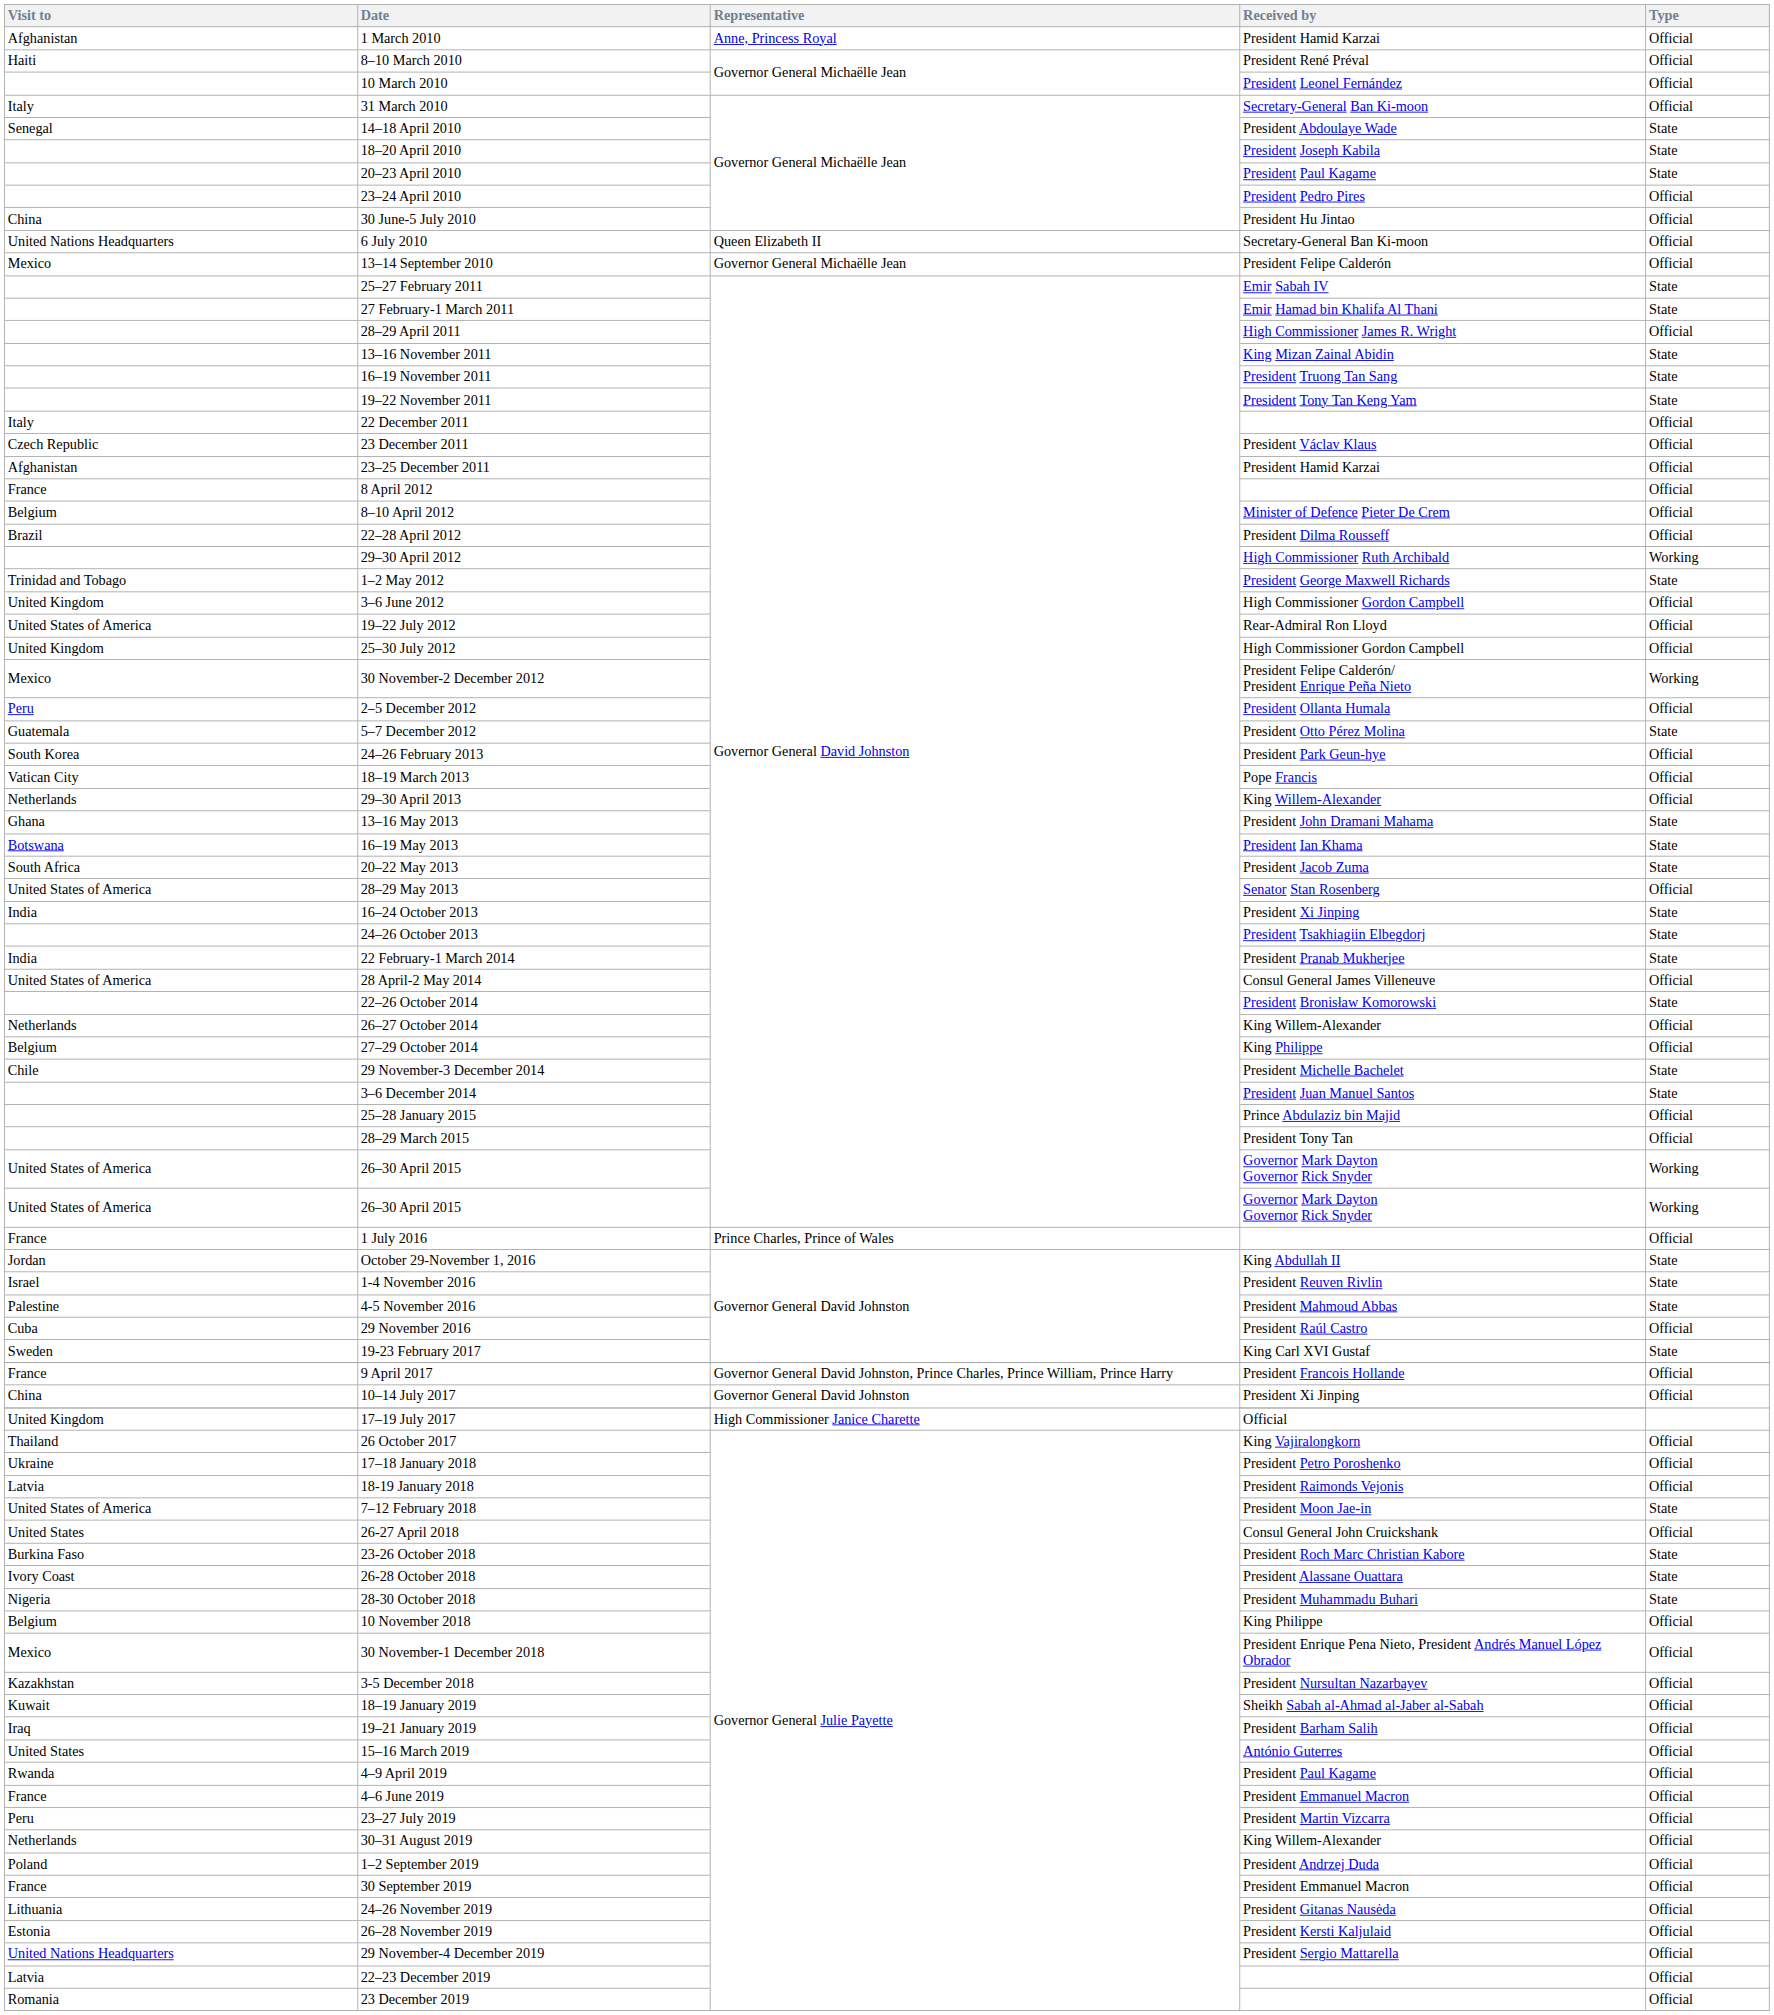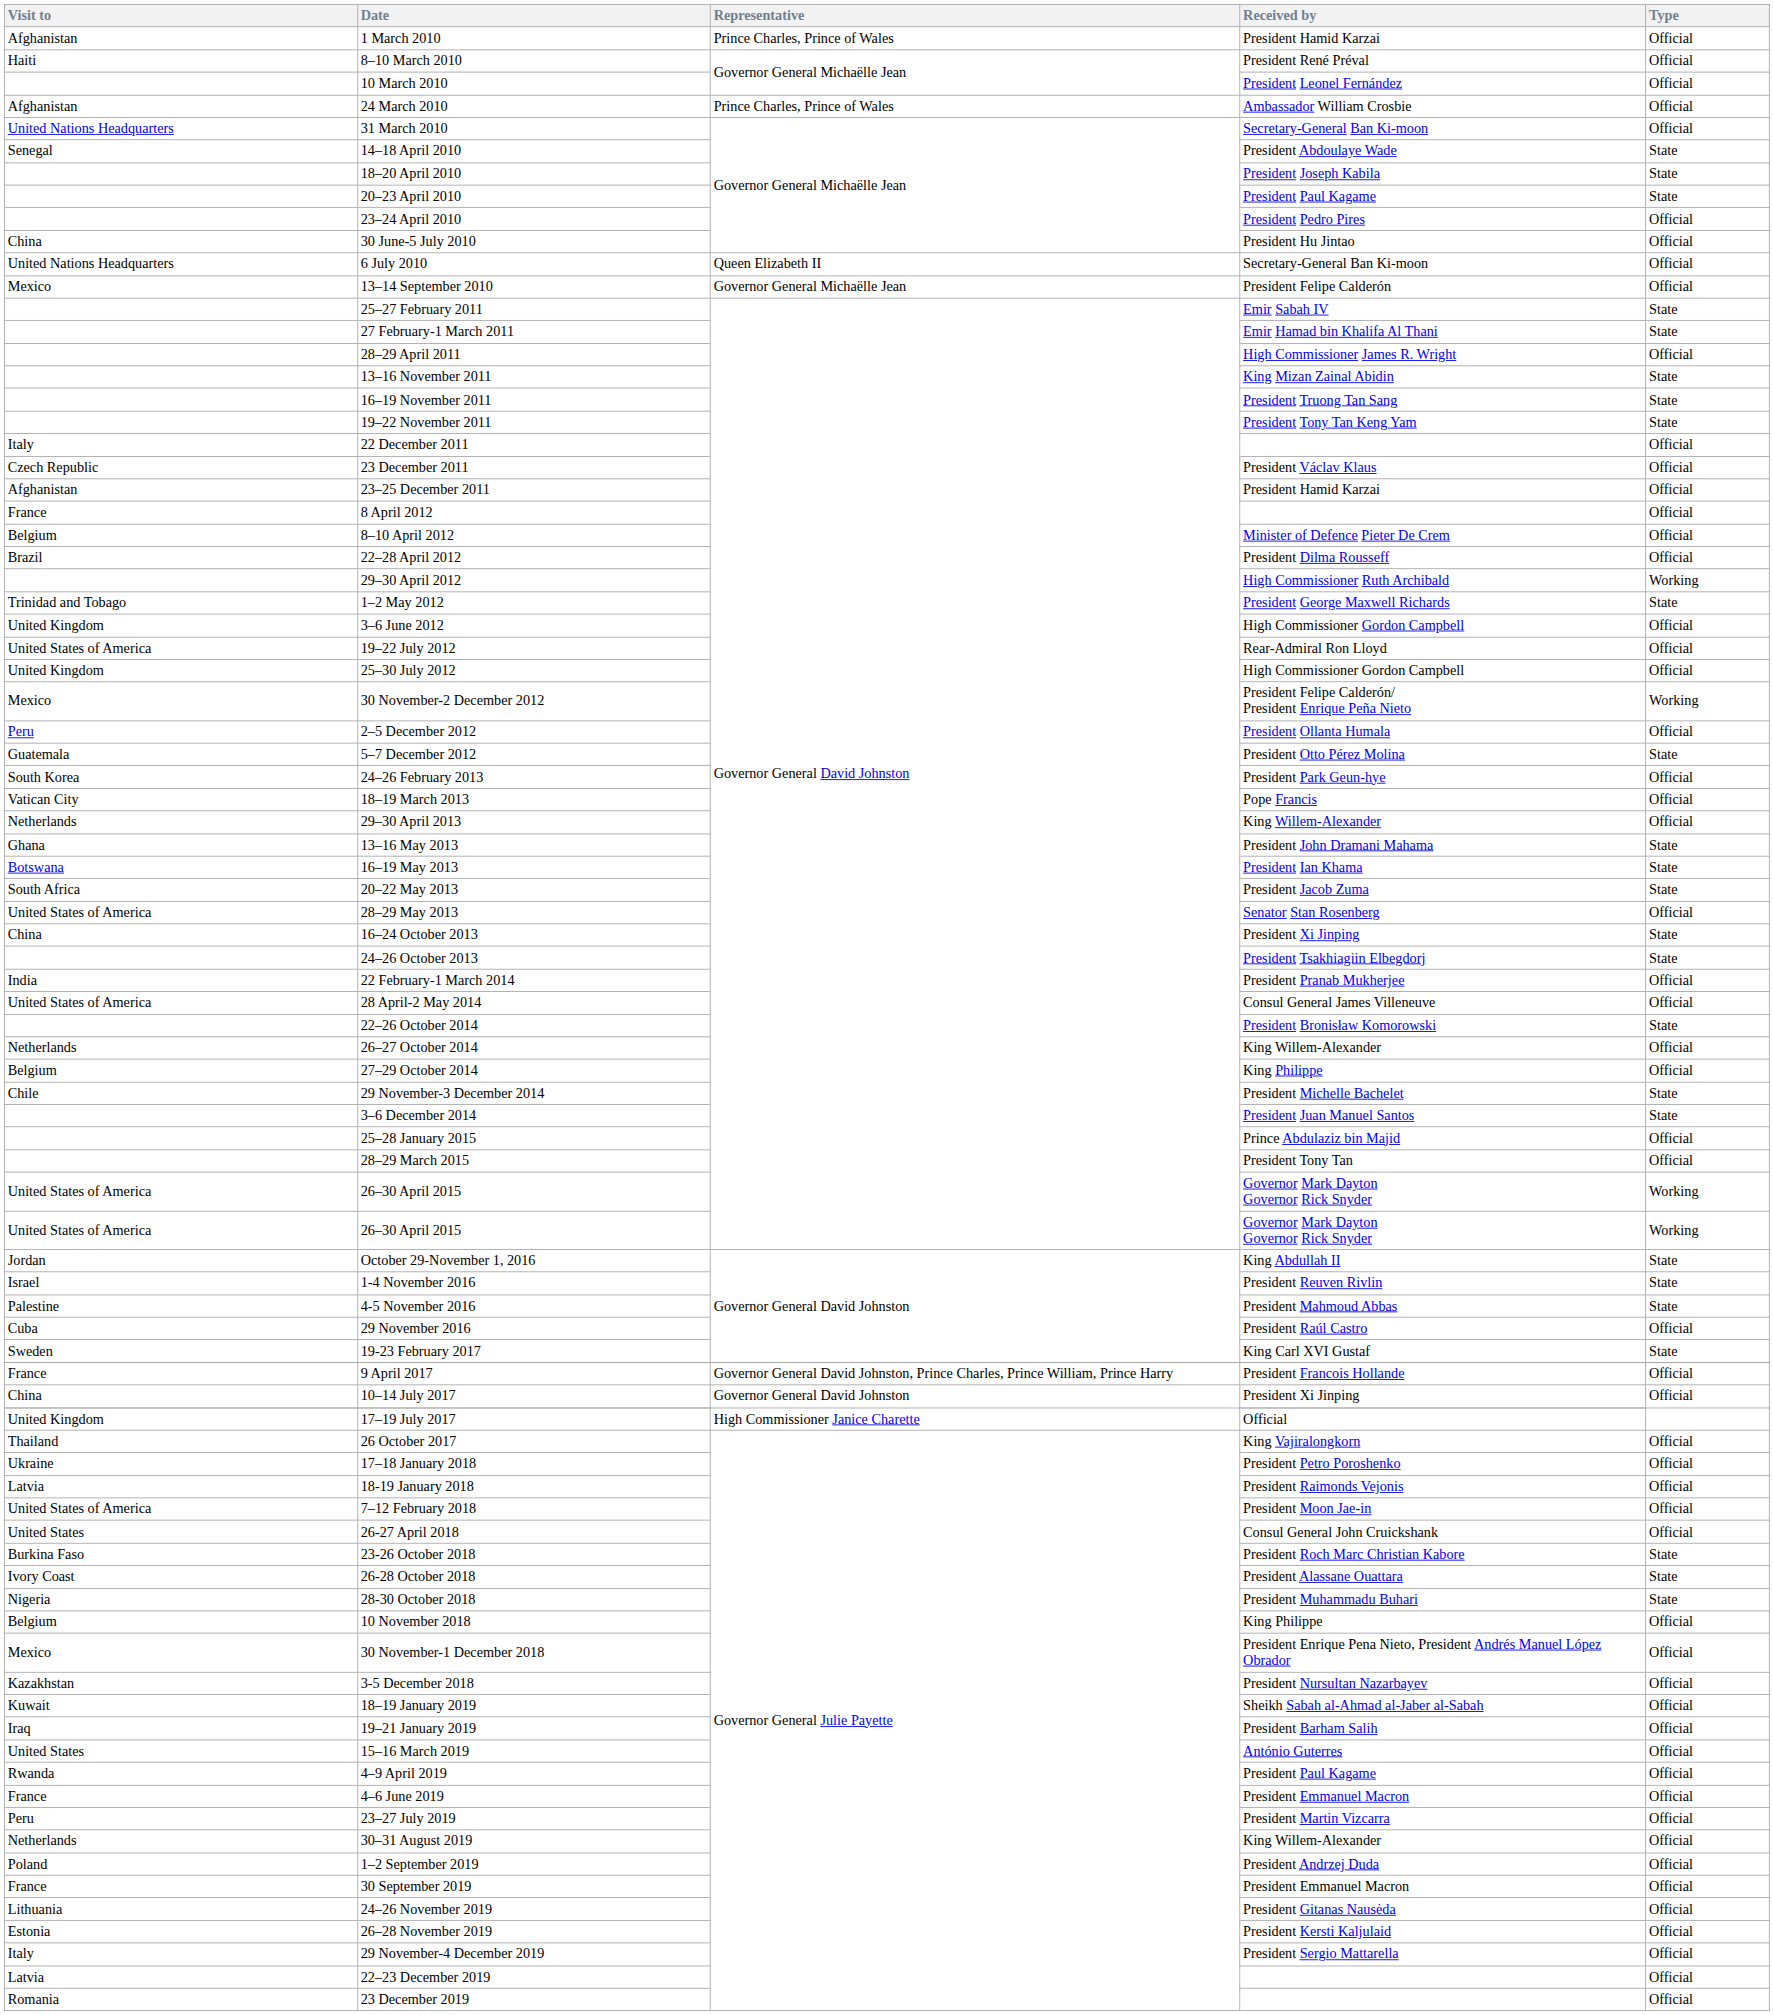(775, 38) Anne, Princess Royal -> (804, 38) Prince Charles, Prince of Wales
+ row: (404, 106)
(21, 106) Italy -> (91, 128) United Nations Headquarters
(22, 912) India -> (25, 935) China
(1663, 957) State -> (1671, 980) Official
- row: (394, 1238)
(1663, 1509) State -> (1671, 1509) Official
(91, 1954) United Nations Headquarters -> (21, 1954) Italy
